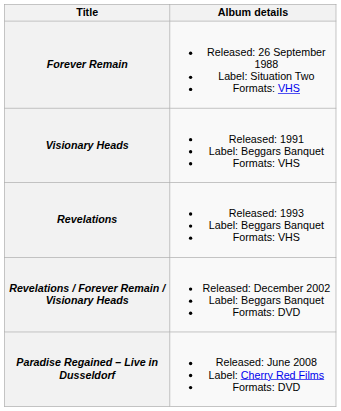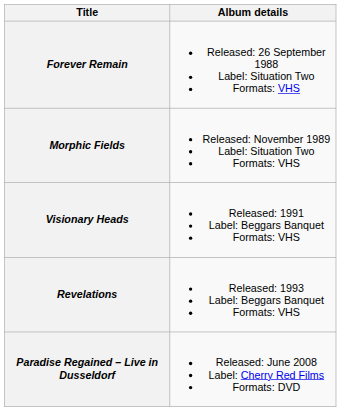+ row: (87, 145)
- row: (87, 294)
